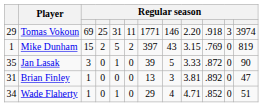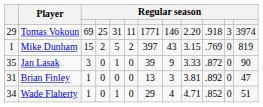(172, 63) 5 -> (172, 63) 9
